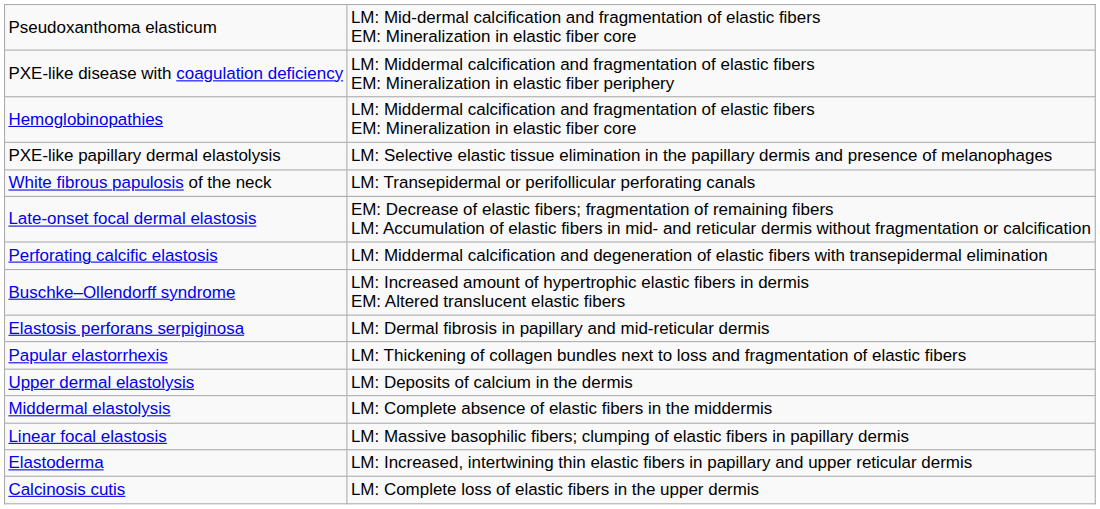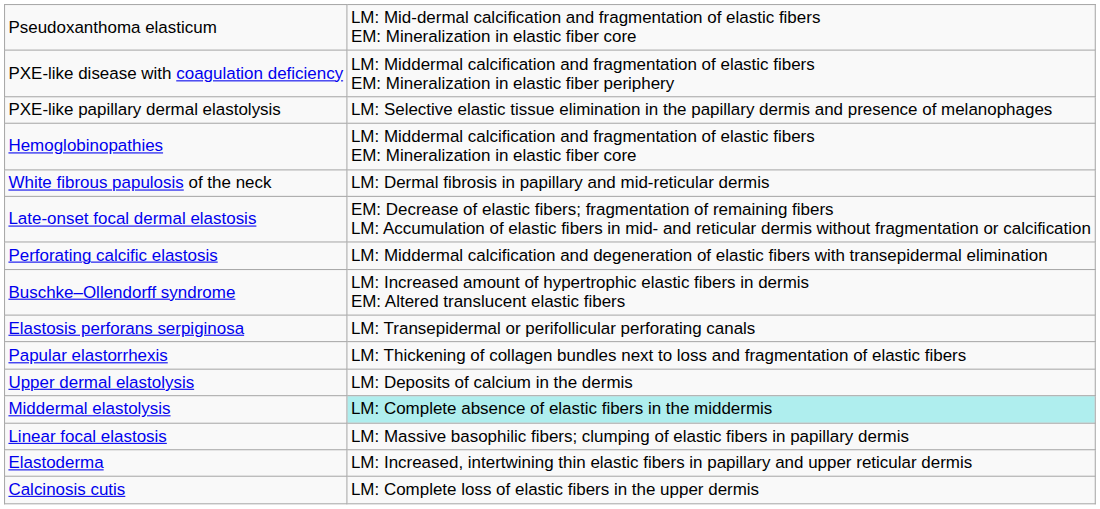rows swapped: (86, 119) <-> (145, 155)
(553, 182) LM: Transepidermal or perifollicular perforating canals -> (560, 182) LM: Dermal fibrosis in papillary and mid-reticular dermis
(560, 328) LM: Dermal fibrosis in papillary and mid-reticular dermis -> (553, 328) LM: Transepidermal or perifollicular perforating canals
(562, 409) no background -> (562, 409) paleturquoise background
